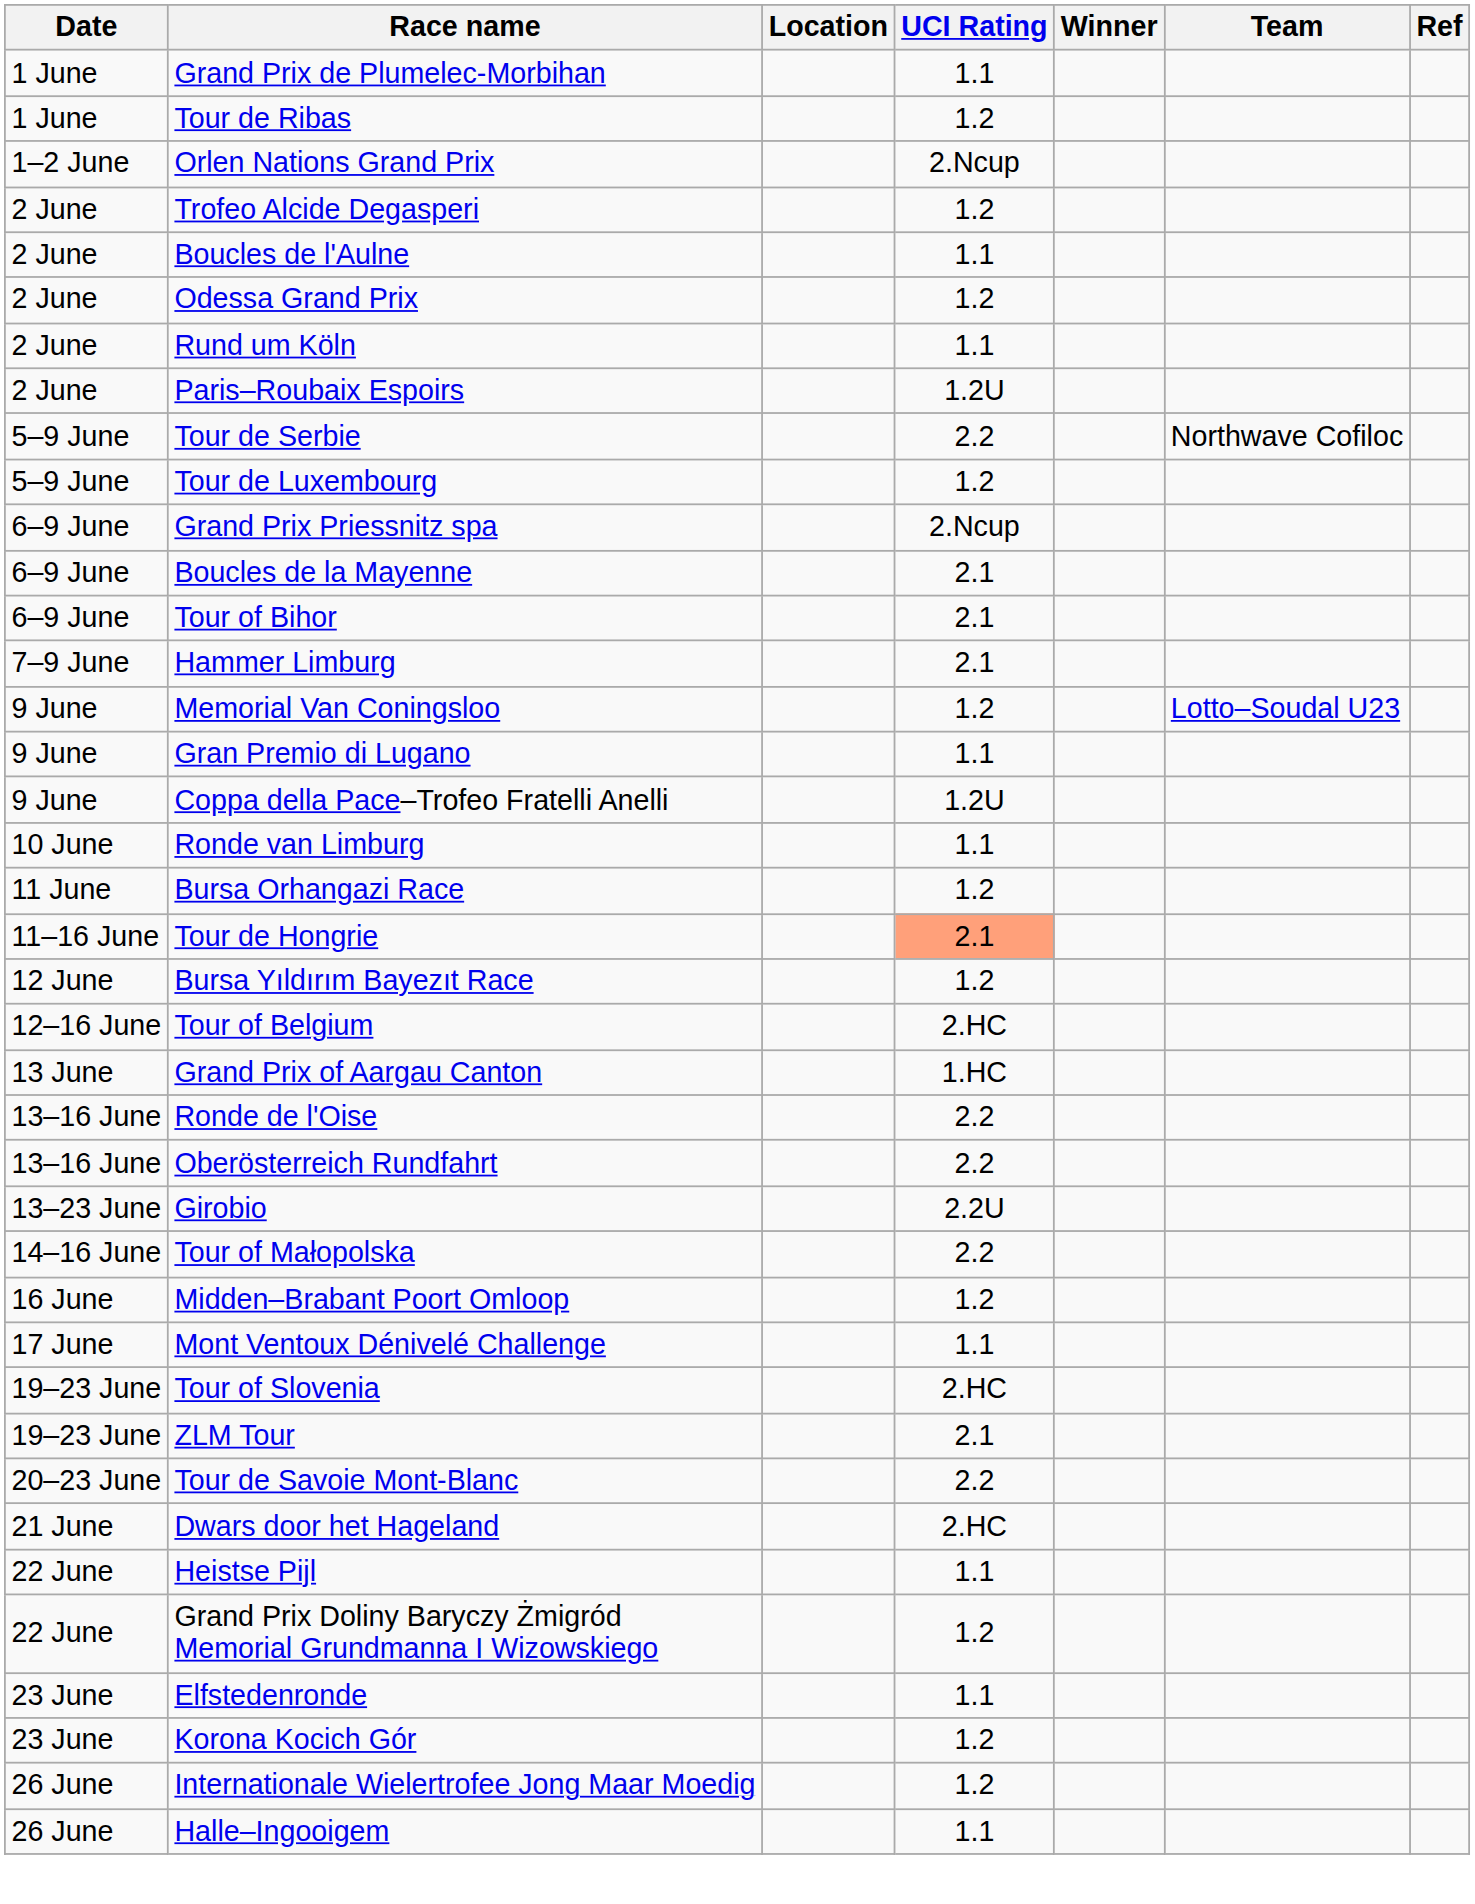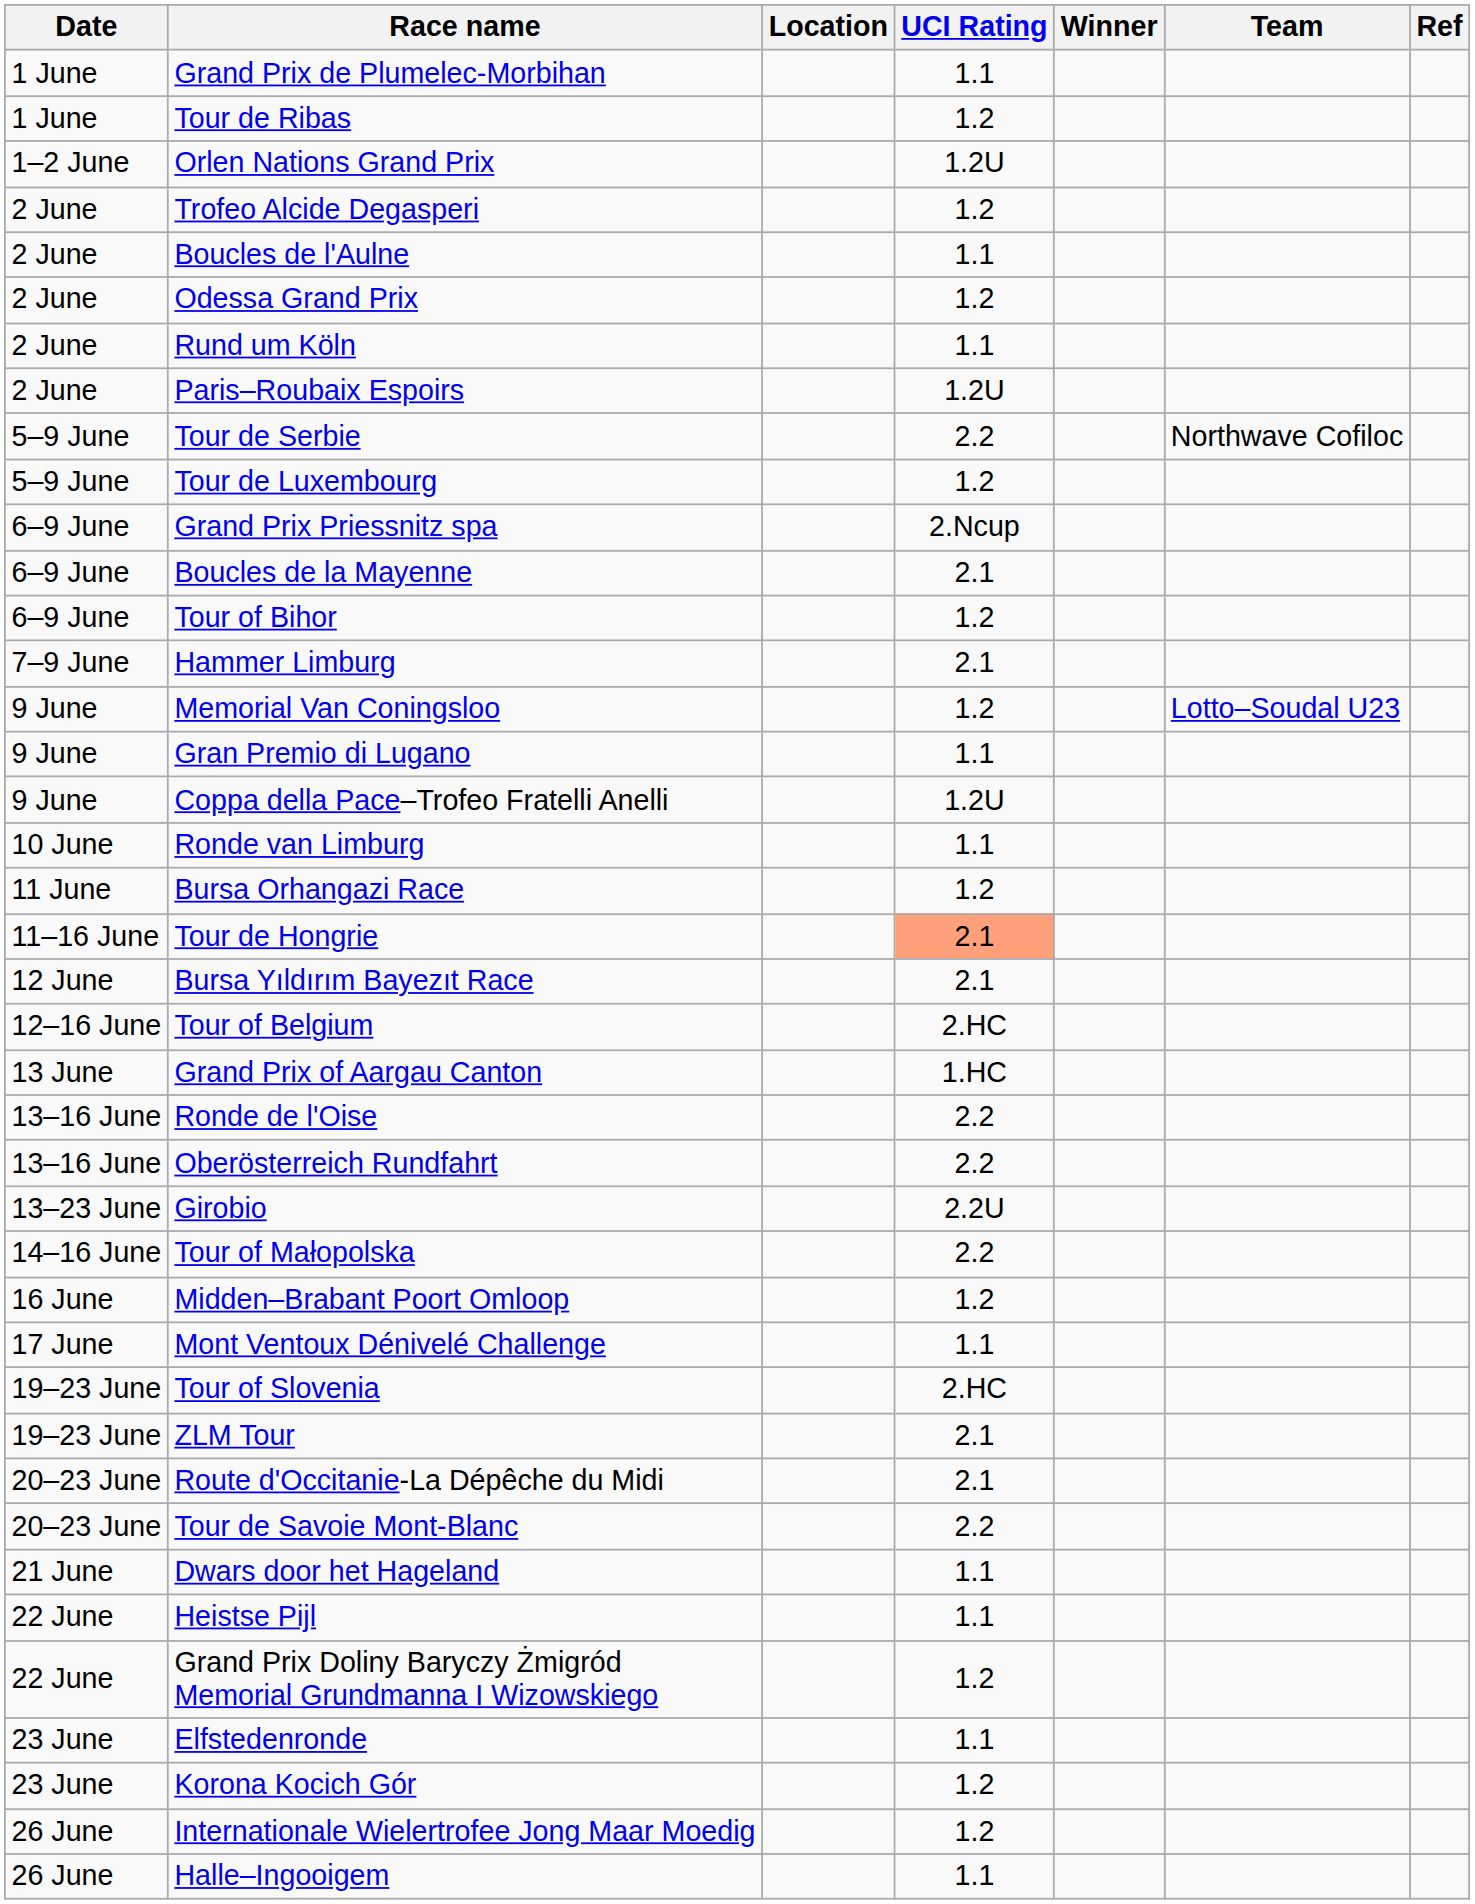(974, 163) 2.Ncup -> (974, 163) 1.2U
(974, 617) 2.1 -> (974, 617) 1.2
(974, 981) 1.2 -> (974, 981) 2.1
+ row: (419, 1480)
(974, 1526) 2.HC -> (974, 1571) 1.1
